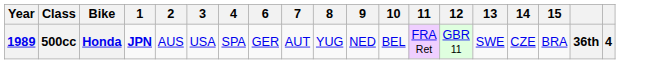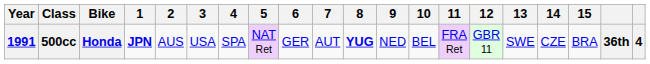+ column: (264, 14)
(21, 41) 1989 -> (21, 41) 1991
(330, 41) normal -> (360, 41) bold
